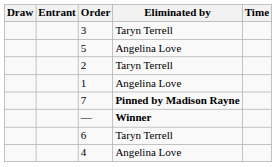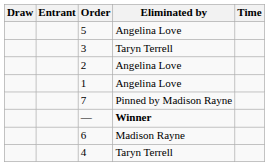rows swapped: (84, 48) <-> (84, 30)
(144, 65) Taryn Terrell -> (148, 65) Angelina Love
(177, 100) bold -> (174, 100) normal
(144, 135) Taryn Terrell -> (150, 135) Madison Rayne
(148, 153) Angelina Love -> (144, 153) Taryn Terrell
